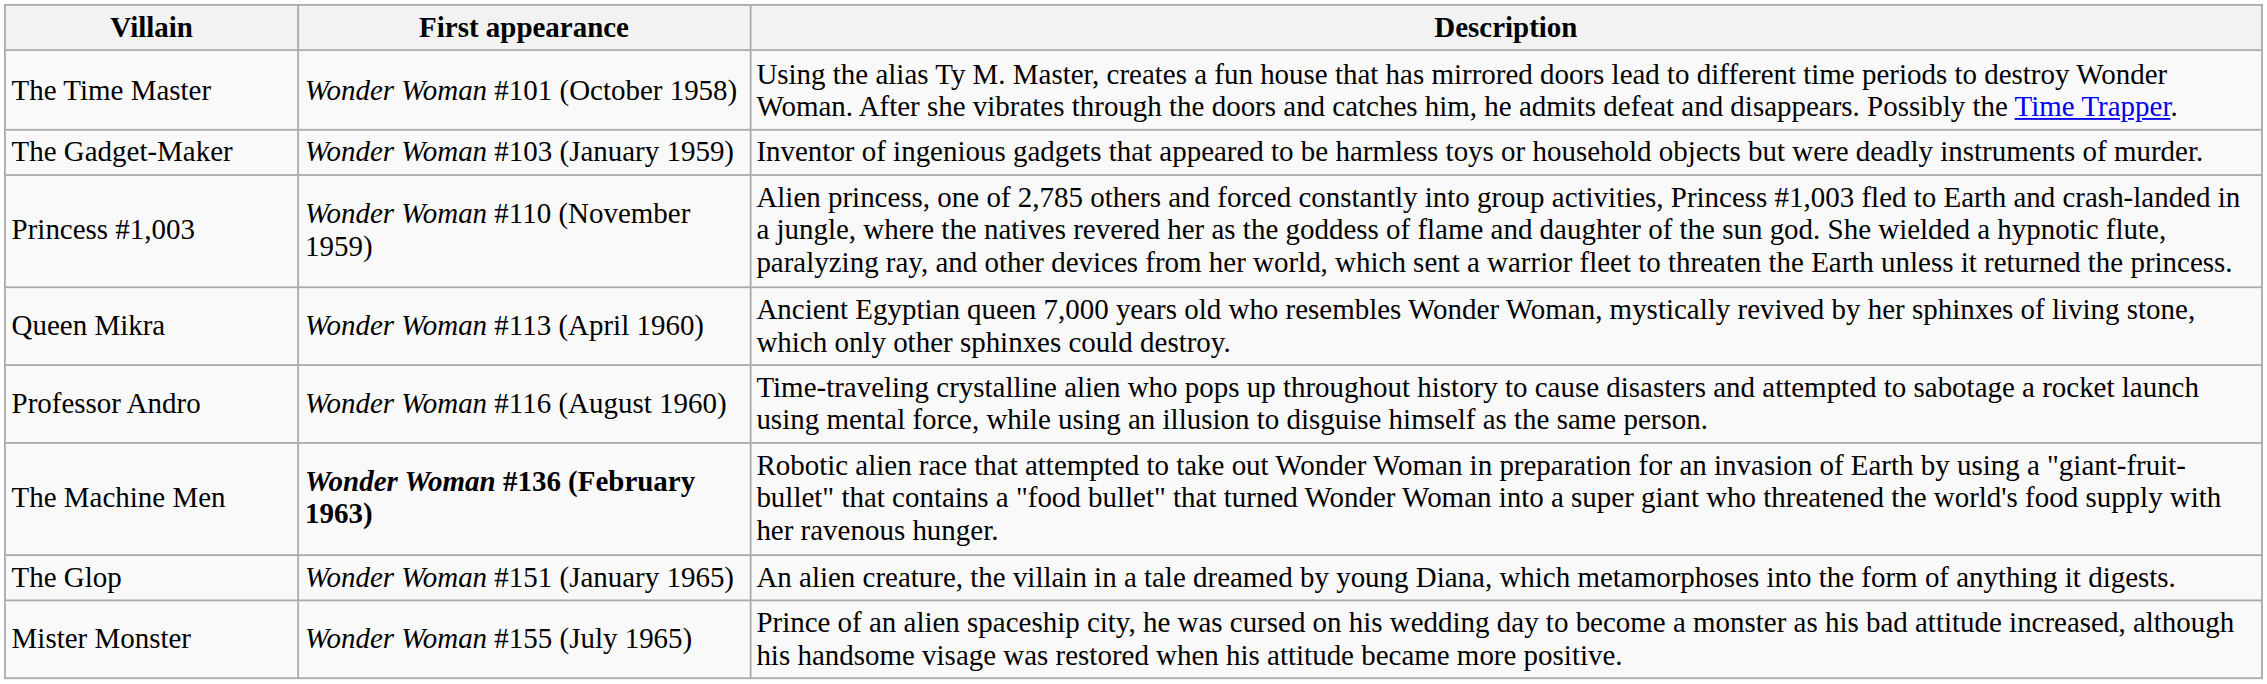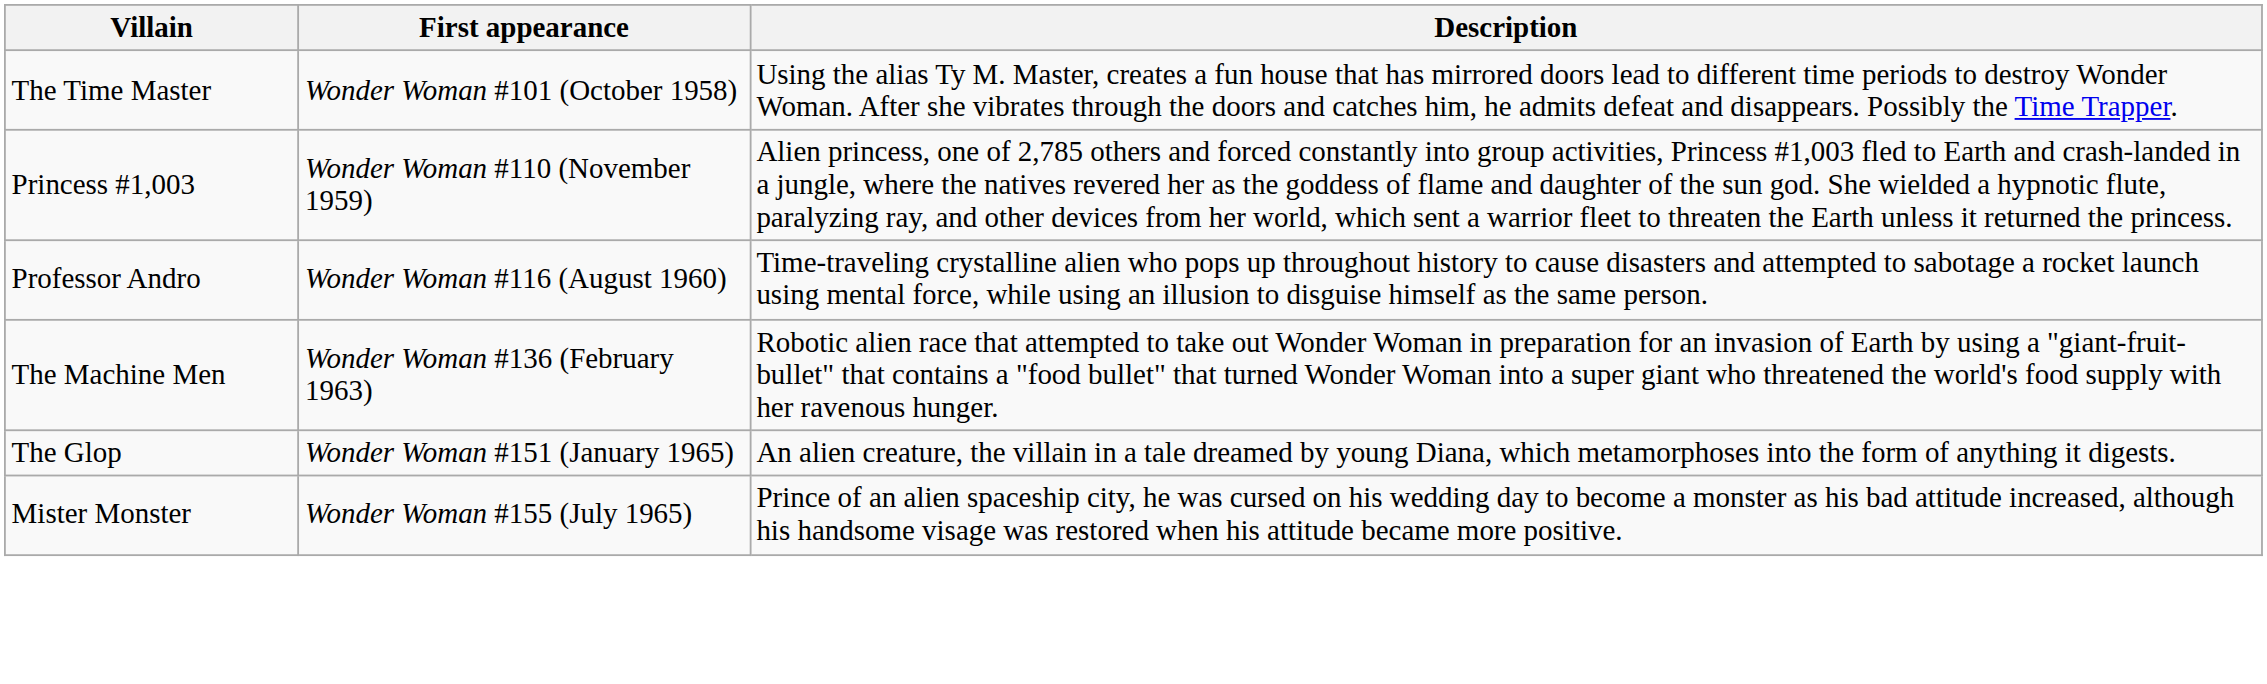- row: (122, 151)
- row: (88, 325)
(500, 498) bold -> (489, 374) normal
